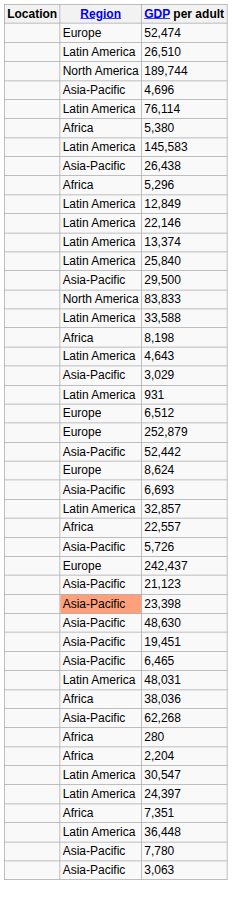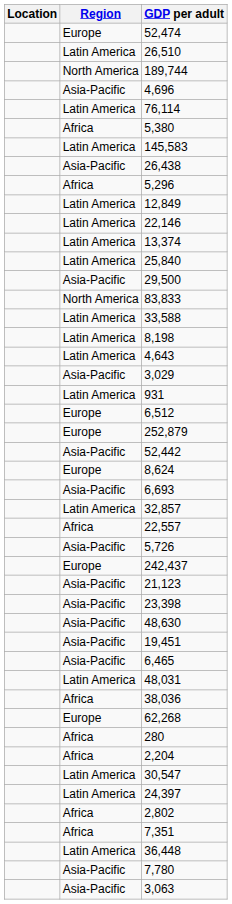(78, 337) Africa -> (99, 337) Latin America
(94, 603) lightsalmon background -> (94, 603) no background
(94, 718) Asia-Pacific -> (82, 718) Europe
+ row: (159, 813)
